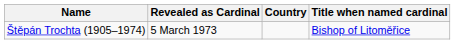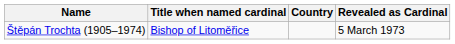columns swapped: (379, 13) <-> (205, 13)
